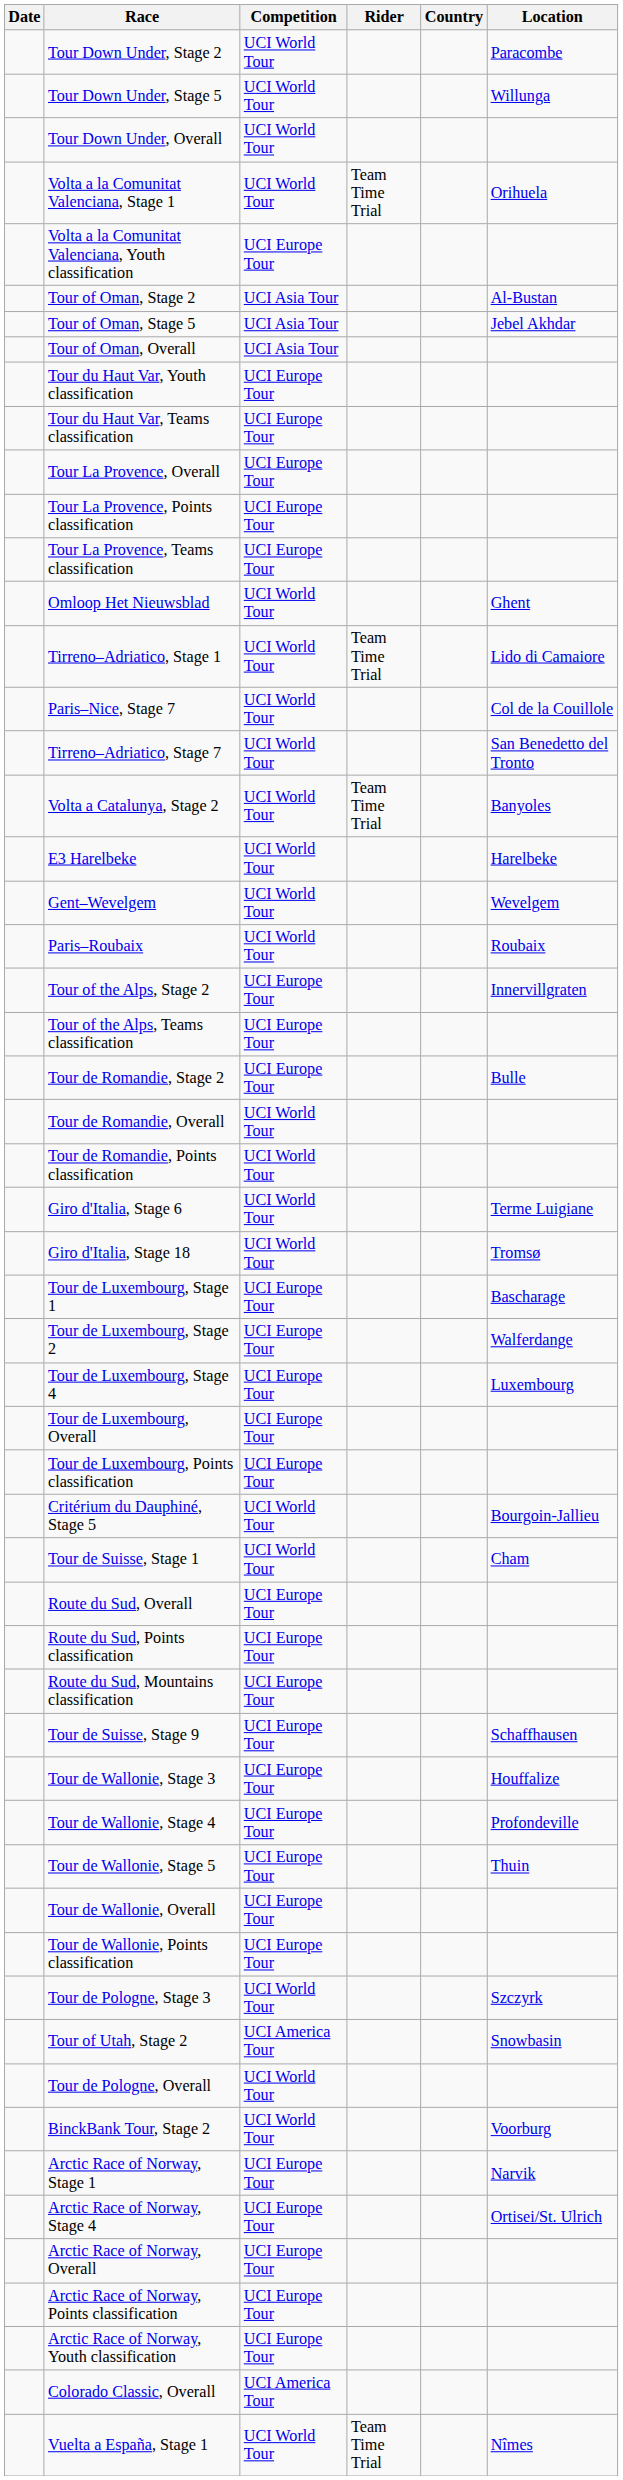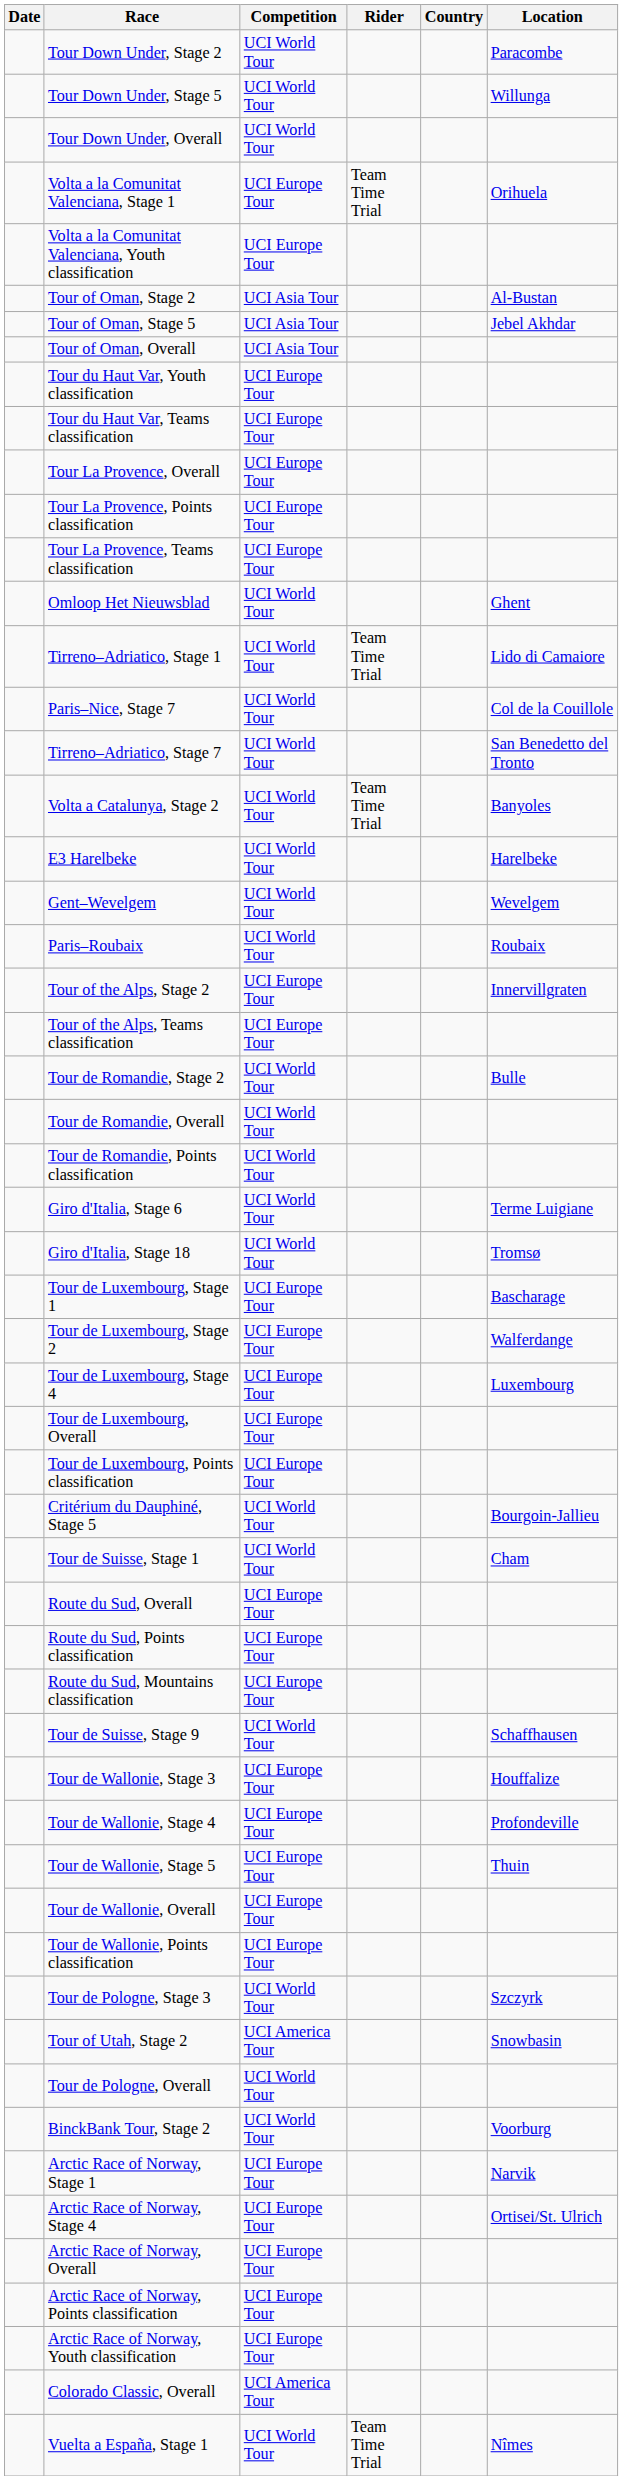(280, 192) UCI World Tour -> (283, 192) UCI Europe Tour
(283, 1077) UCI Europe Tour -> (280, 1077) UCI World Tour
(283, 1734) UCI Europe Tour -> (280, 1734) UCI World Tour
